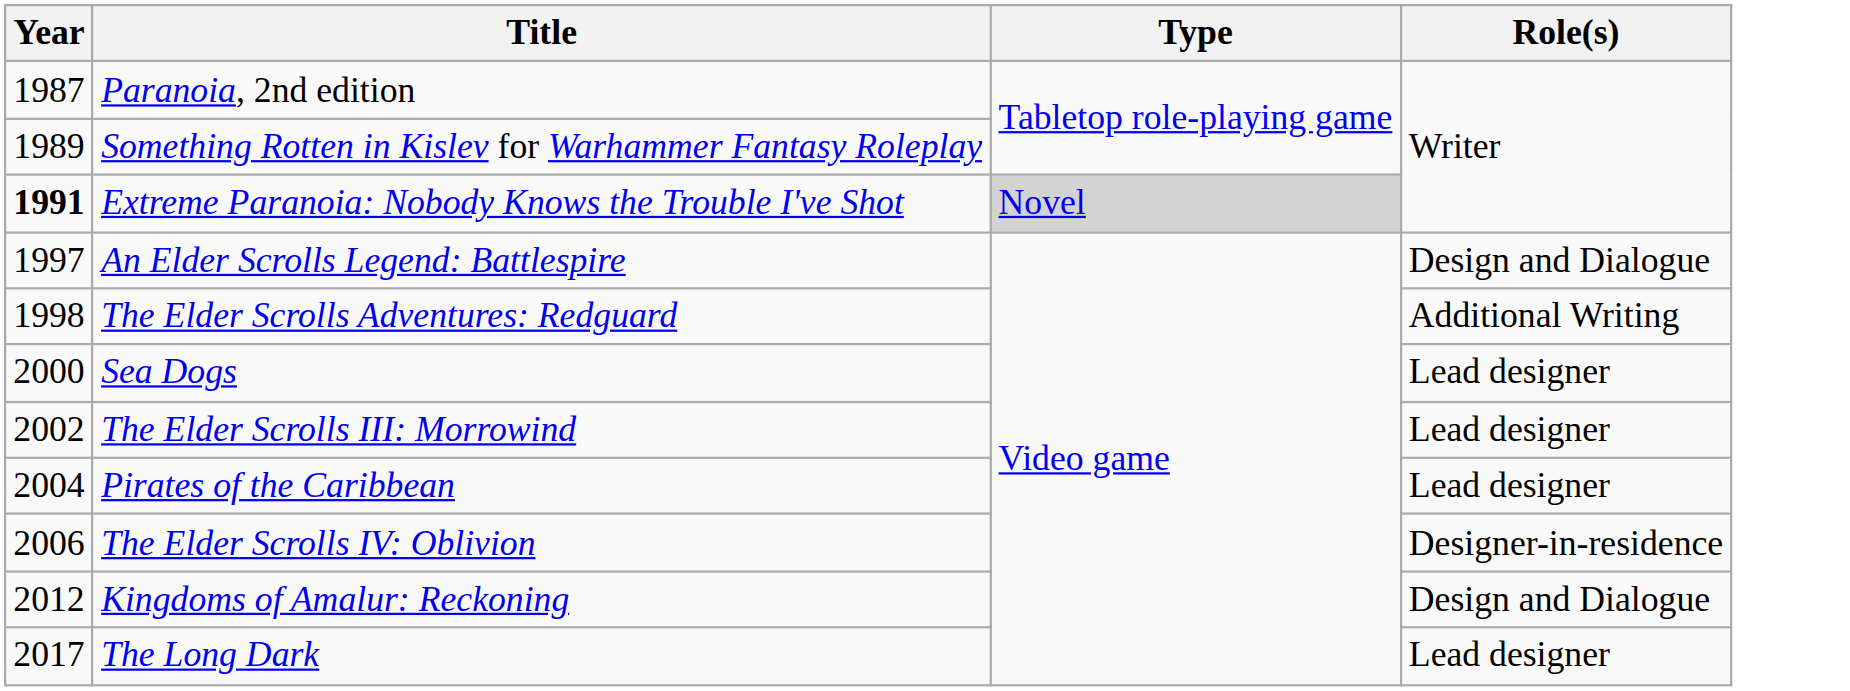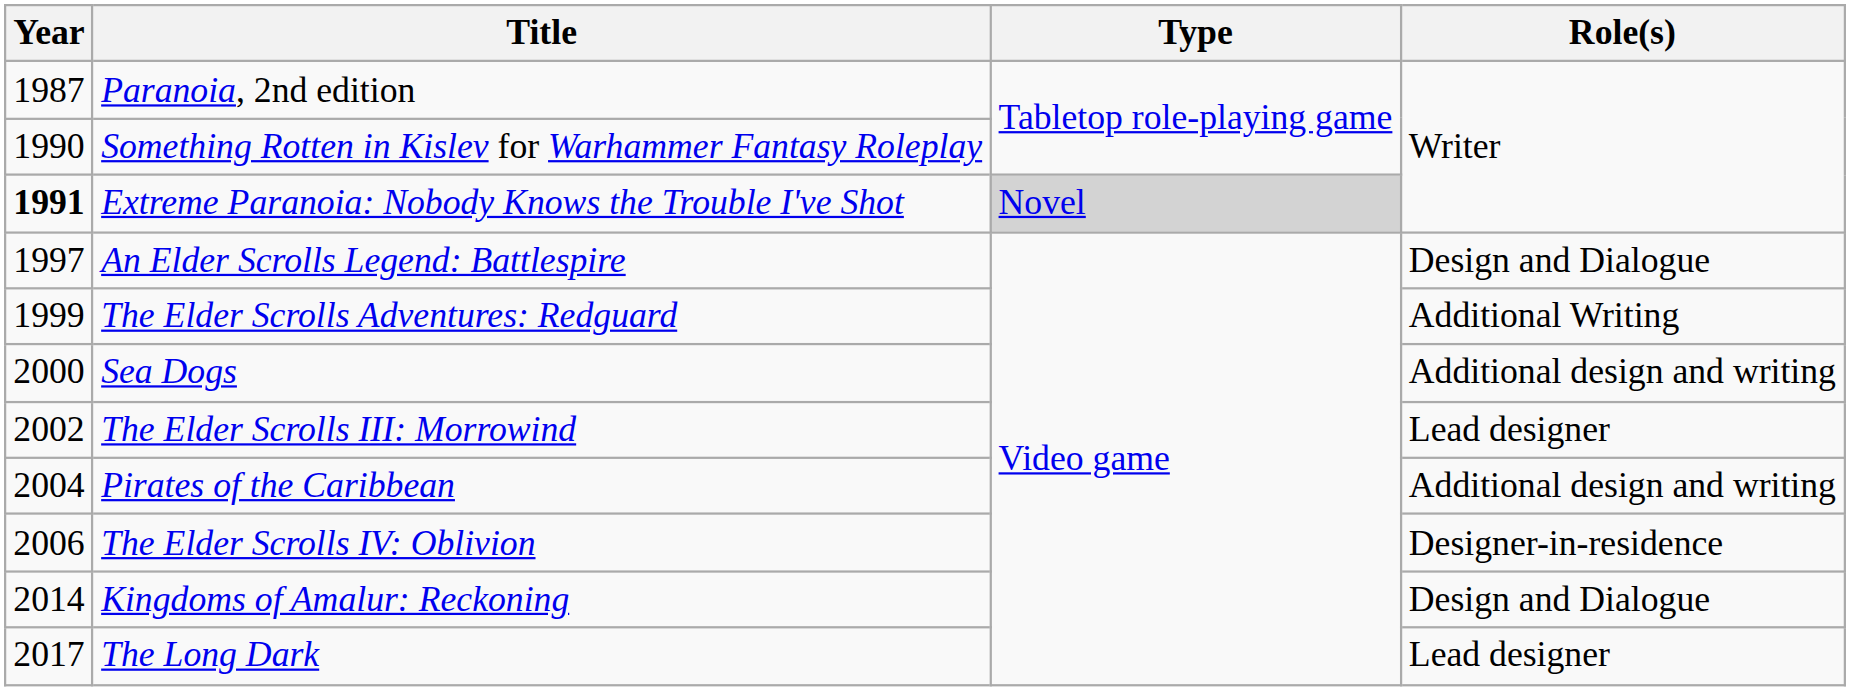(49, 145) 1989 -> (49, 145) 1990
(49, 315) 1998 -> (49, 315) 1999
(1509, 372) Lead designer -> (1622, 372) Additional design and writing
(1509, 485) Lead designer -> (1622, 485) Additional design and writing
(49, 598) 2012 -> (49, 598) 2014
